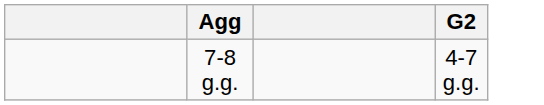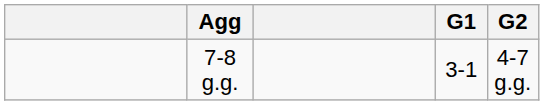+ column: (461, 22)
